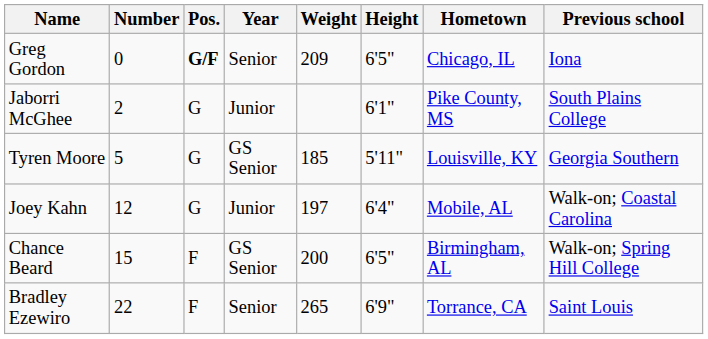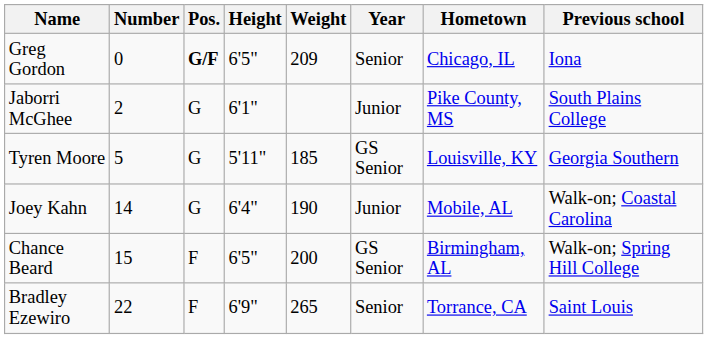columns swapped: (392, 19) <-> (260, 19)
(123, 208) 12 -> (123, 208) 14
(314, 208) 197 -> (304, 208) 190
